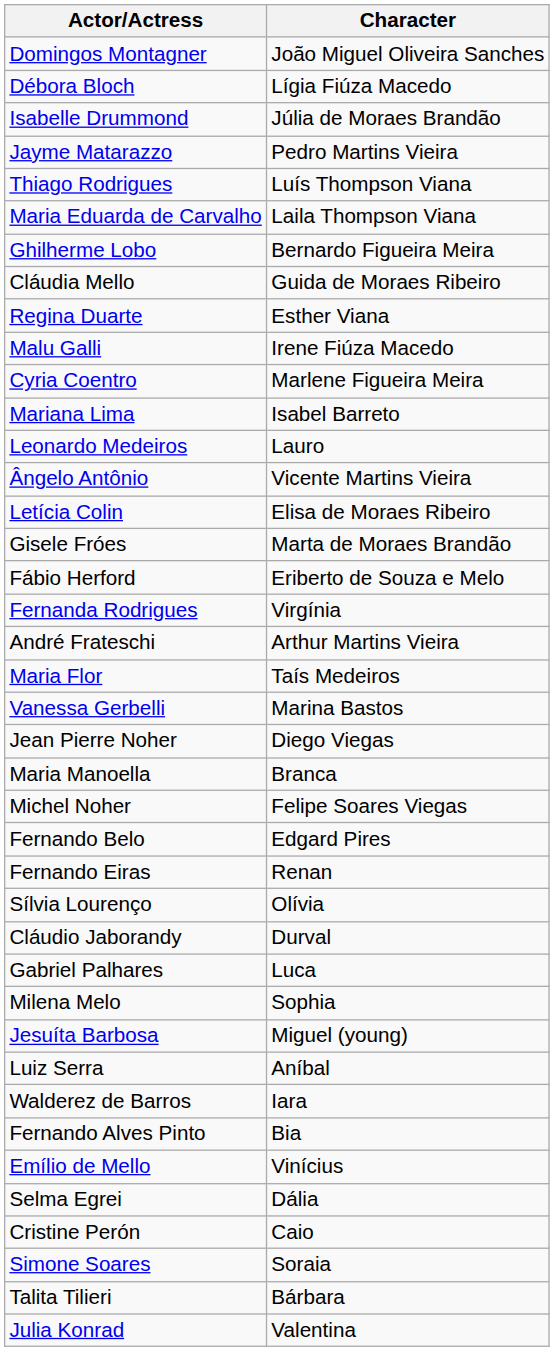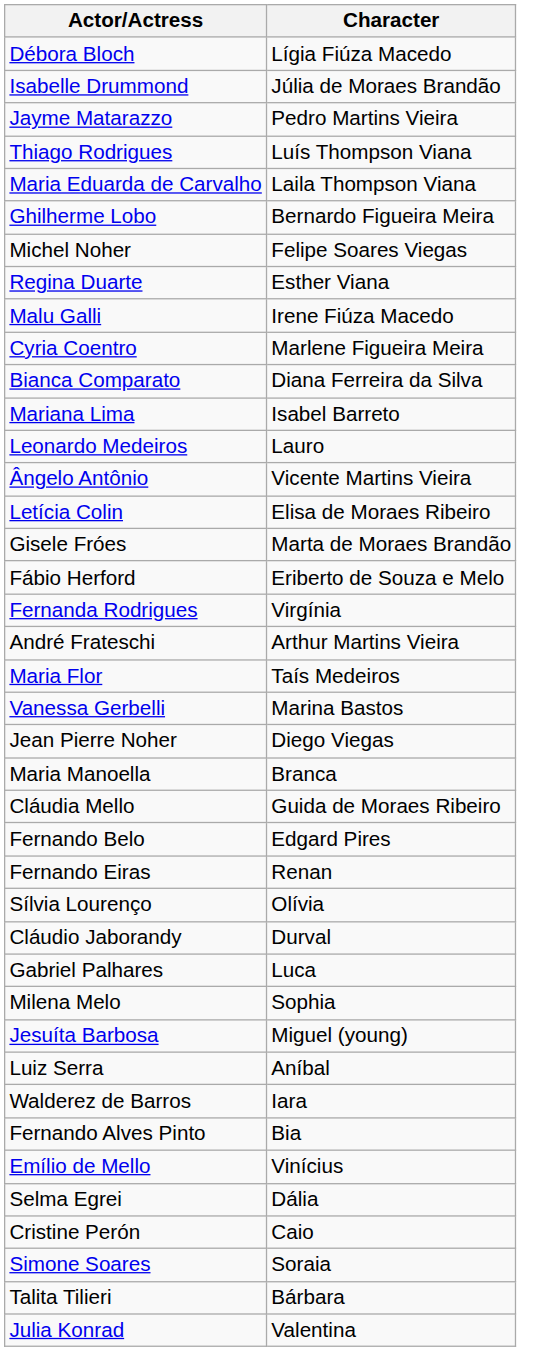- row: (108, 53)
rows swapped: (70, 806) <-> (72, 282)
+ row: (95, 380)
